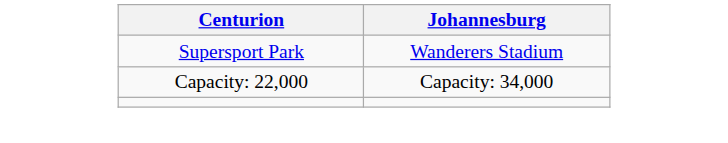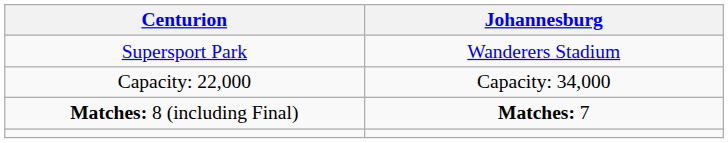+ row: (184, 112)
